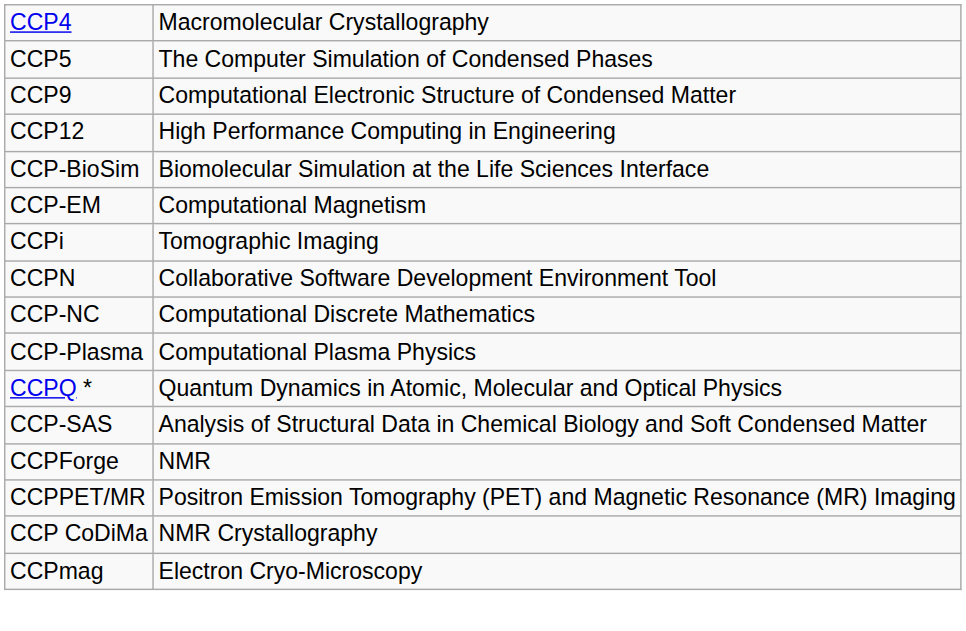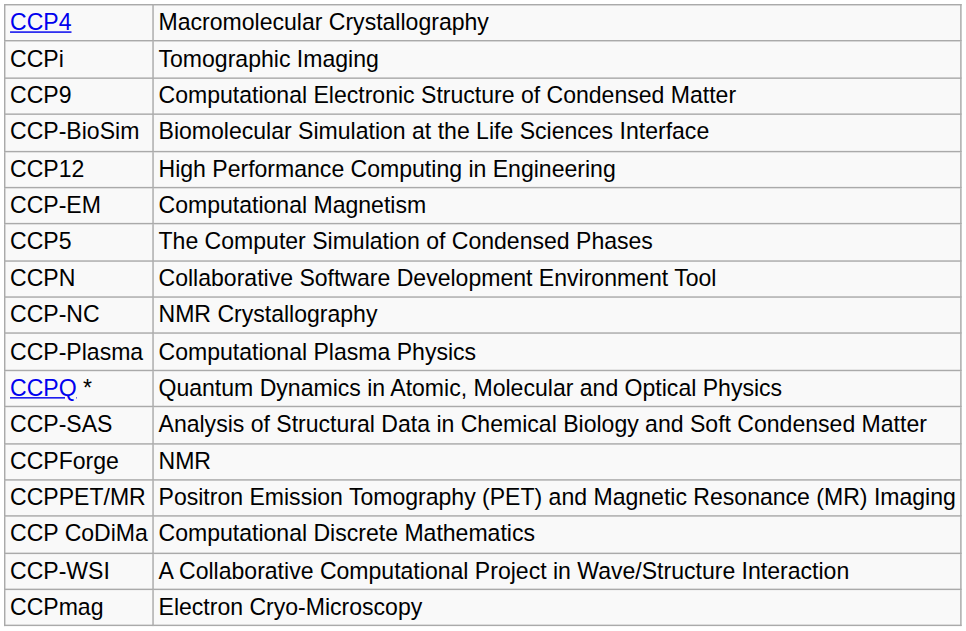rows swapped: (41, 59) <-> (37, 242)
rows swapped: (47, 132) <-> (75, 168)
(347, 315) Computational Discrete Mathematics -> (268, 315) NMR Crystallography
(268, 534) NMR Crystallography -> (347, 534) Computational Discrete Mathematics
+ row: (60, 570)
